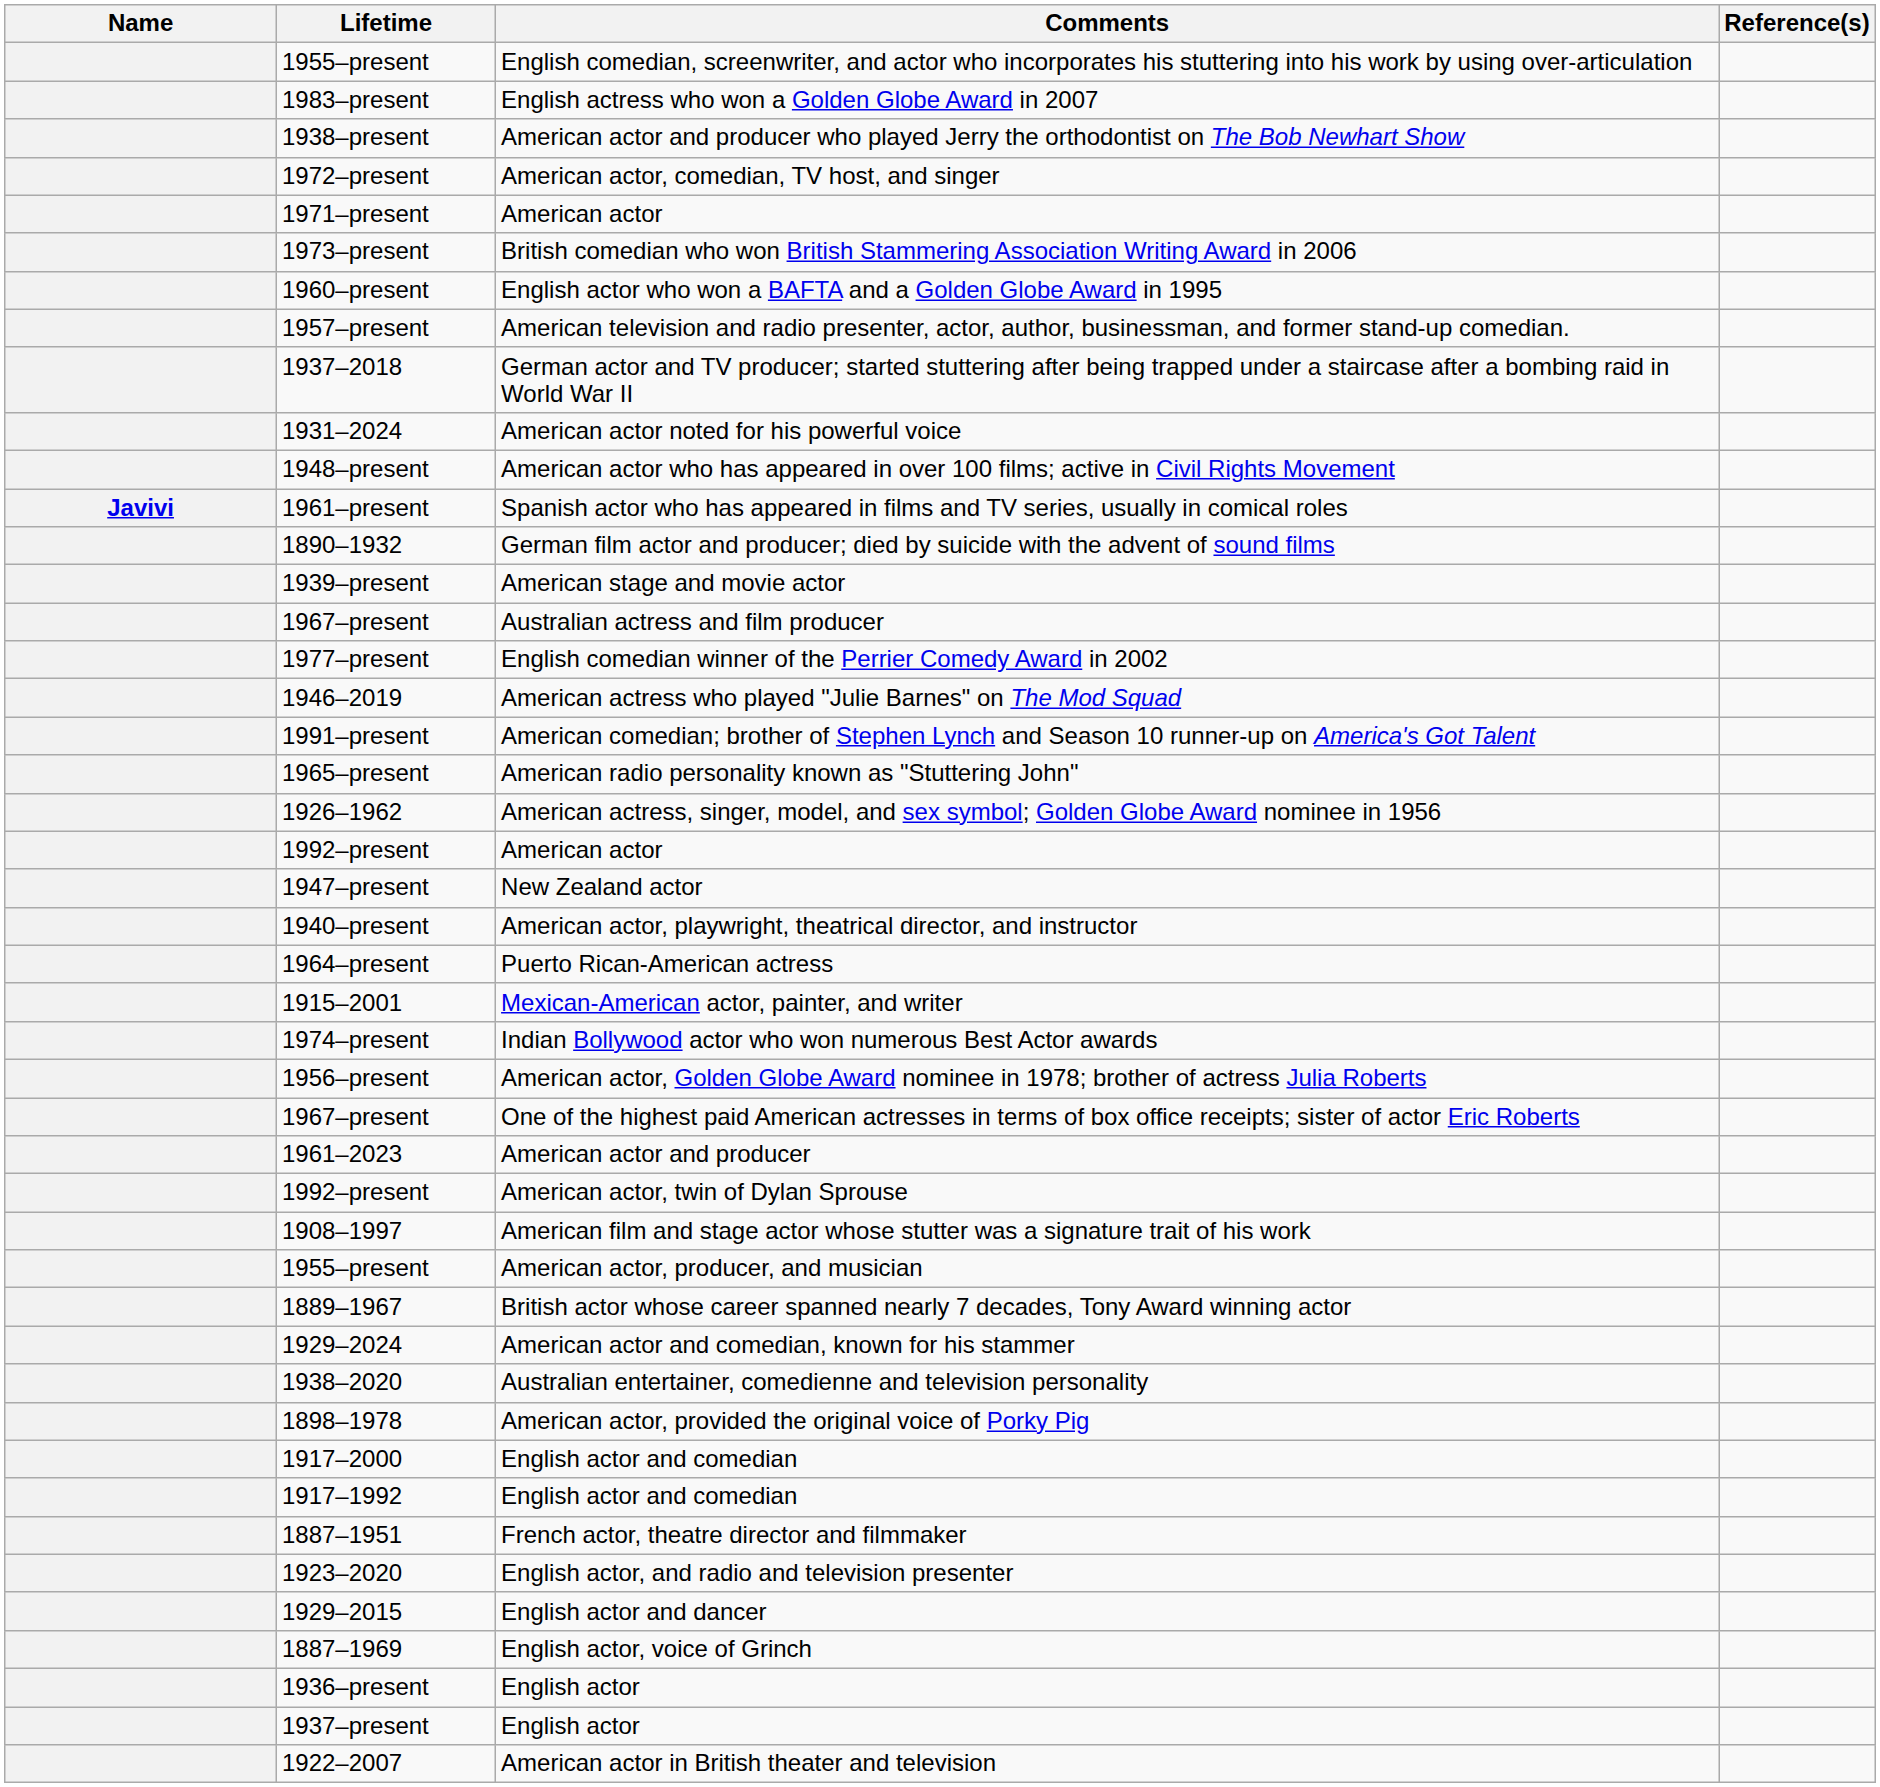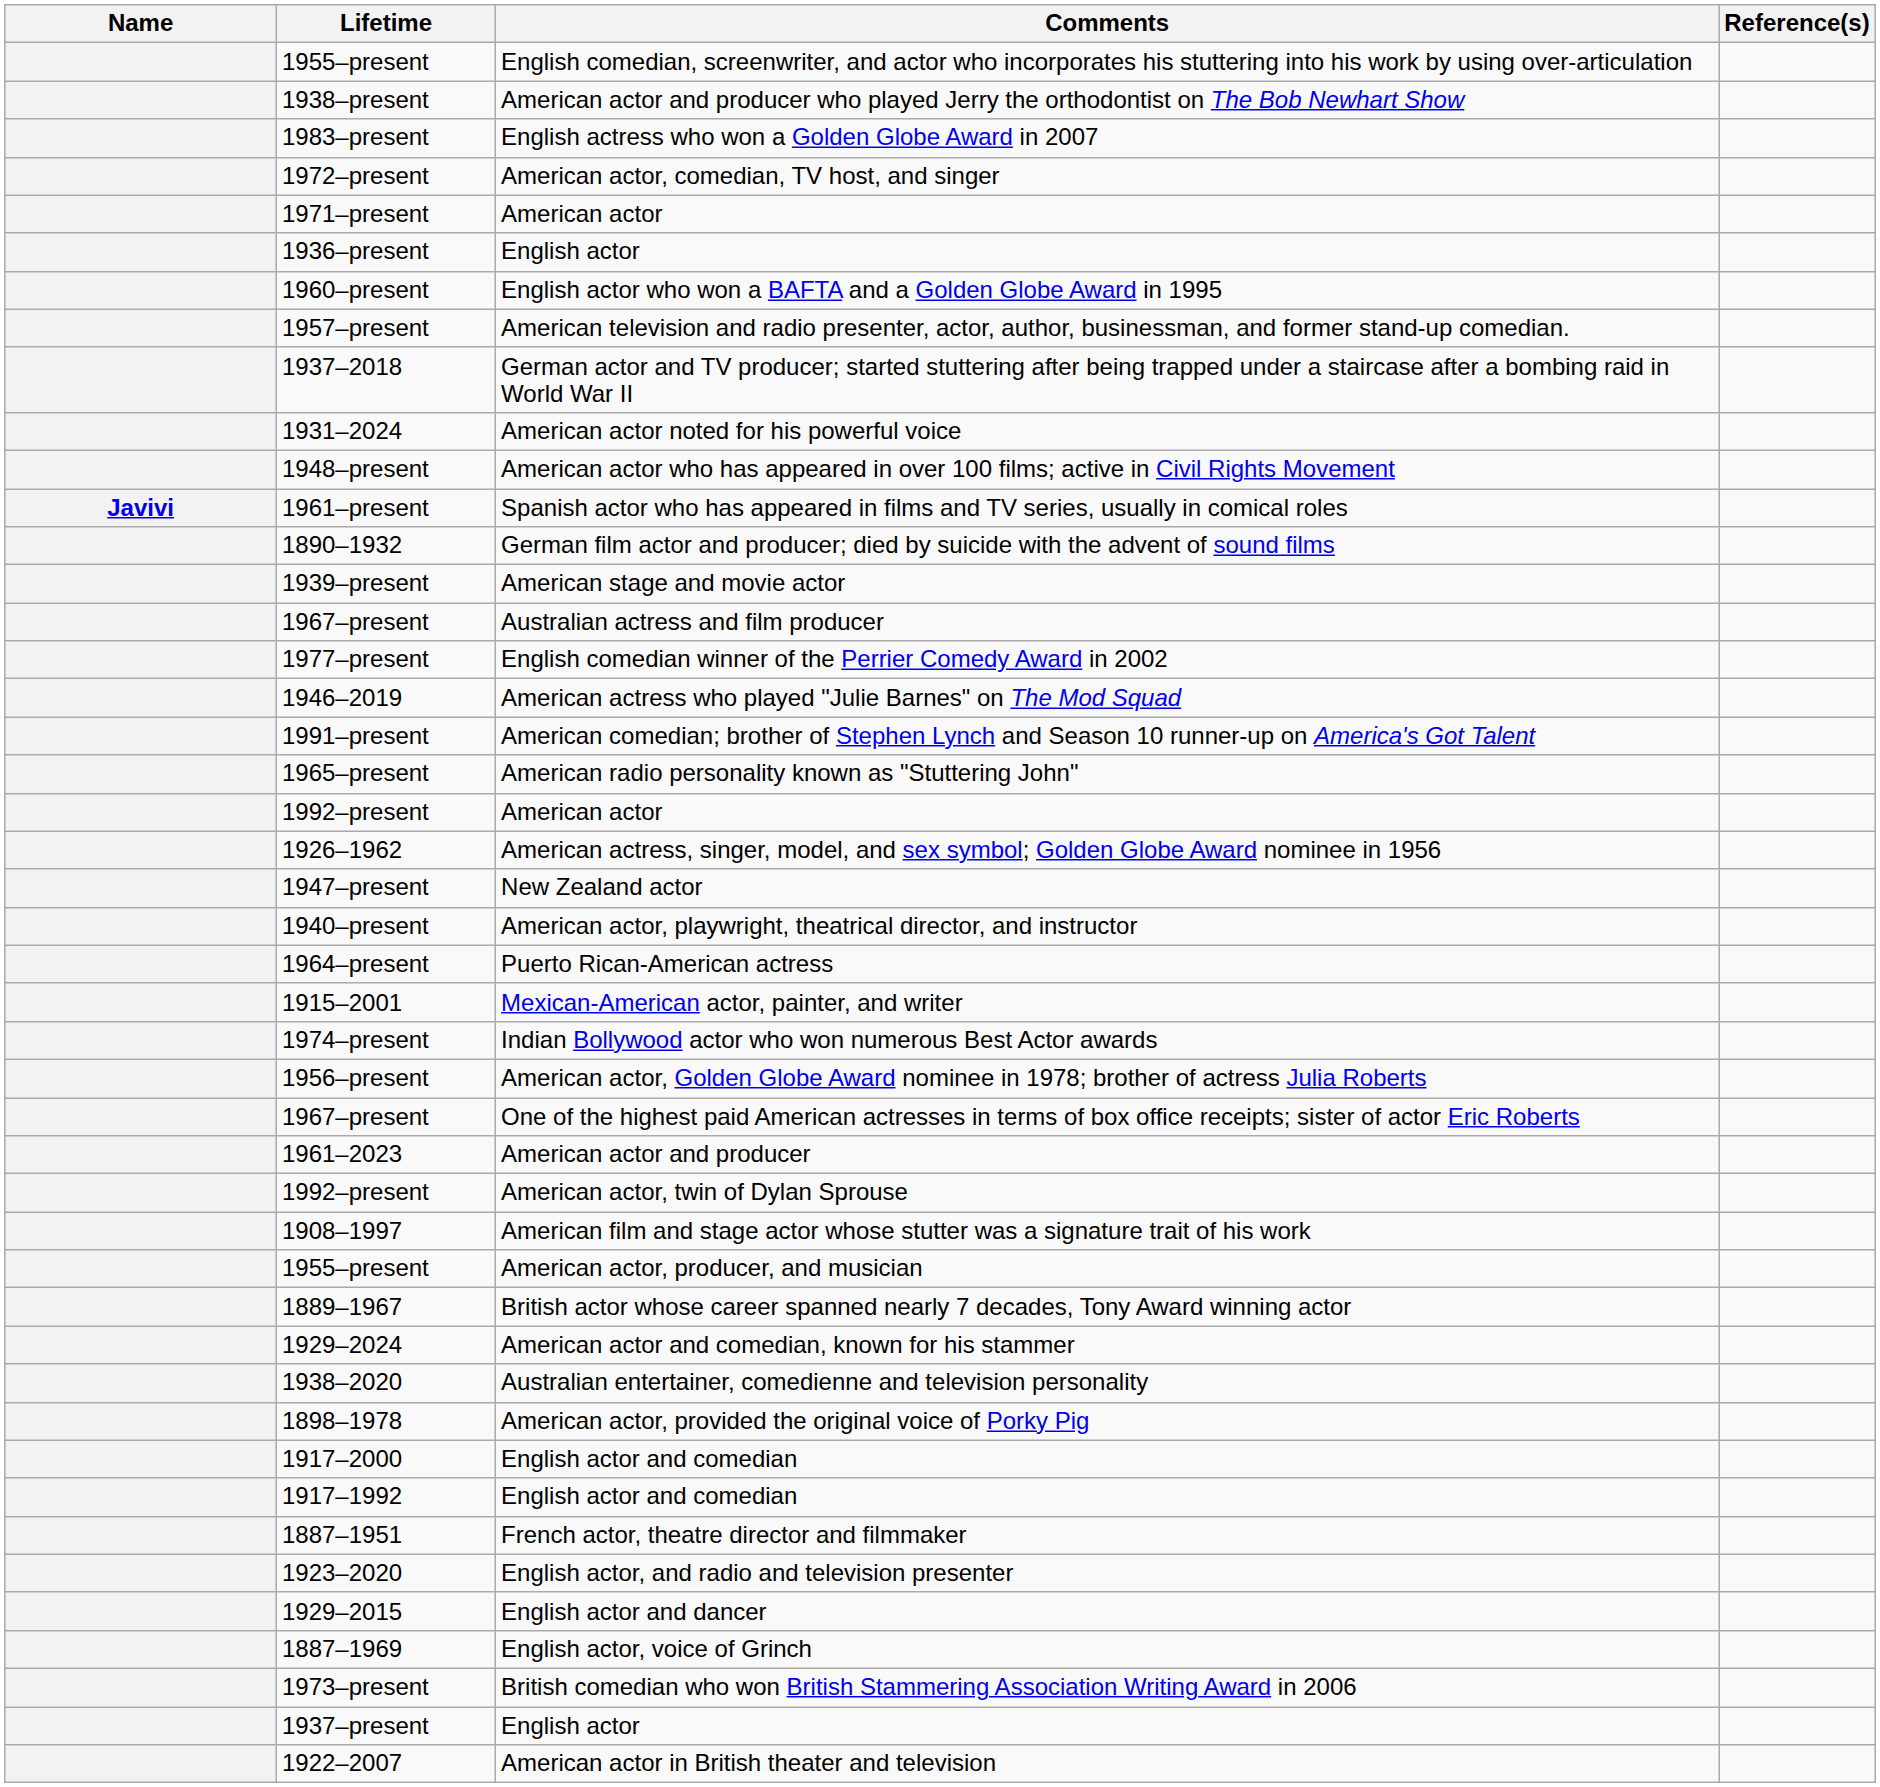rows swapped: (355, 99) <-> (355, 137)
rows swapped: (355, 251) <-> (355, 1687)
rows swapped: (355, 849) <-> (342, 811)
